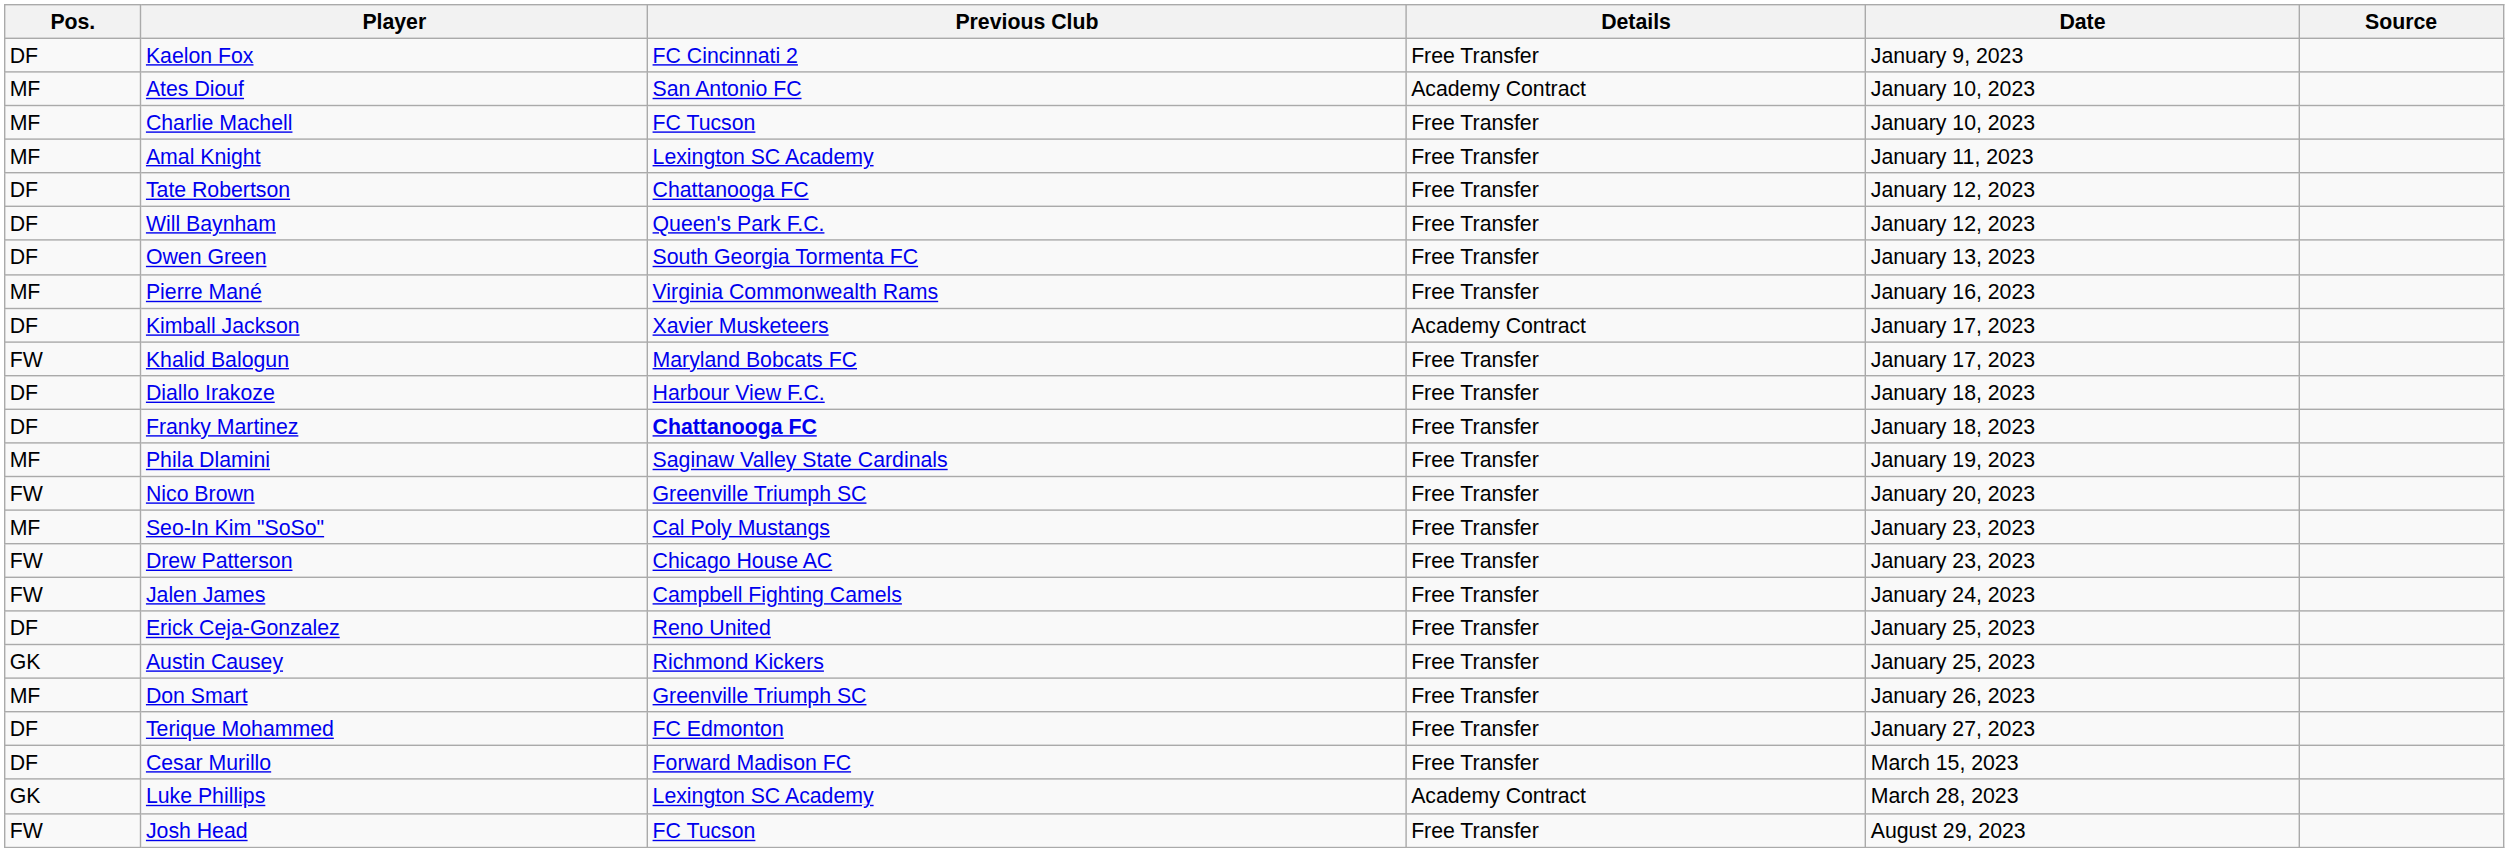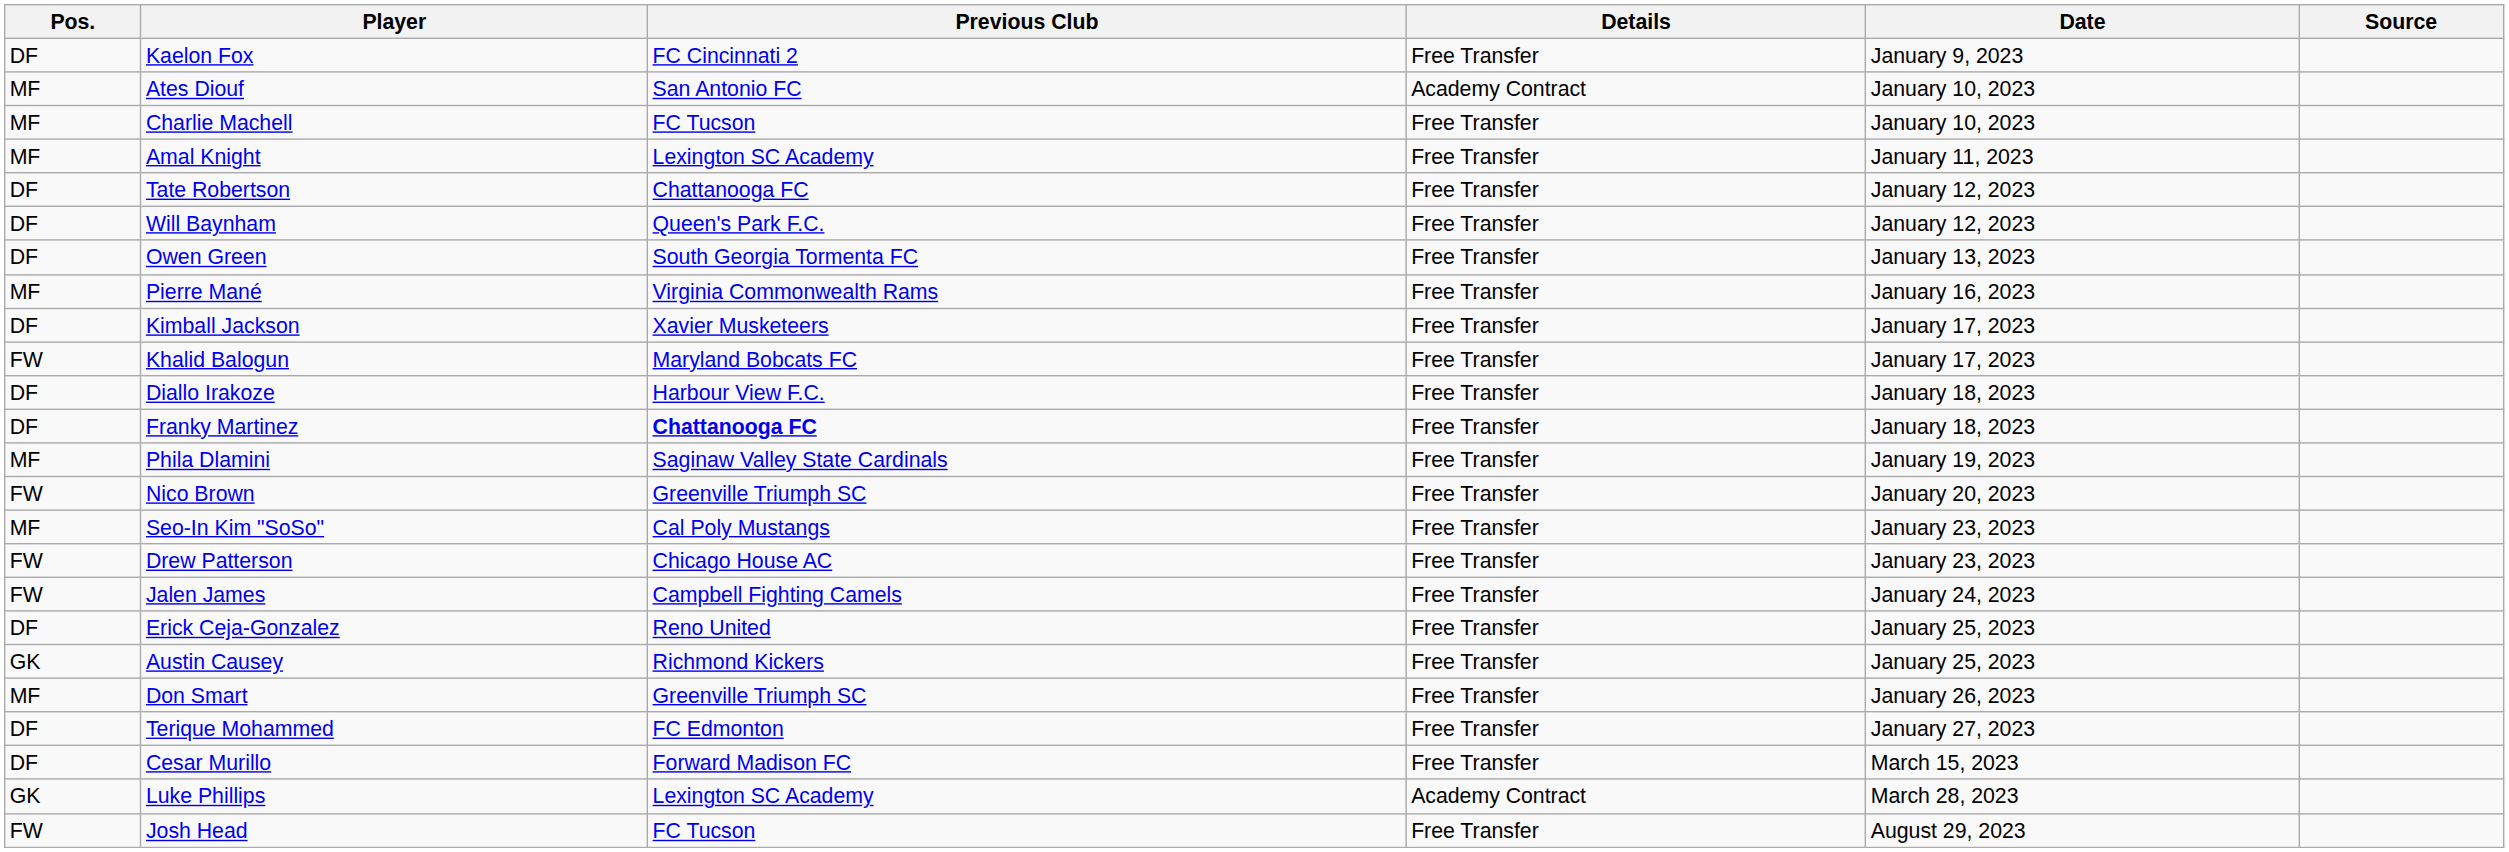(1499, 325) Academy Contract -> (1475, 325) Free Transfer
